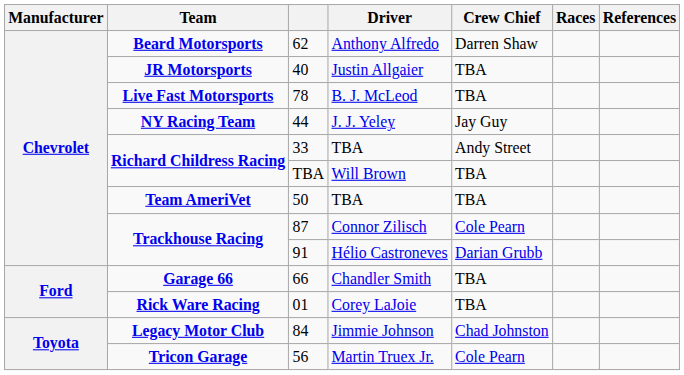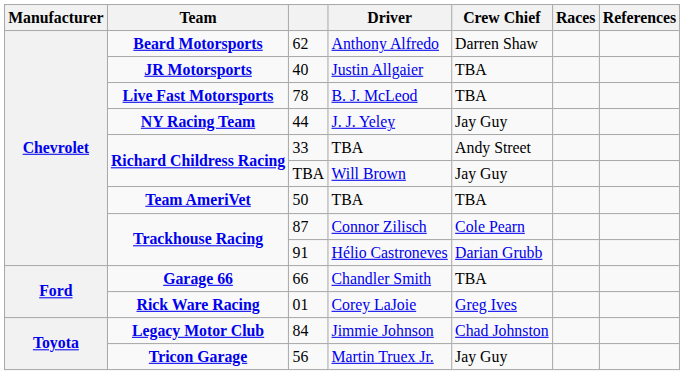(471, 174) TBA -> (481, 174) Jay Guy
(471, 304) TBA -> (486, 304) Greg Ives
(490, 356) Cole Pearn -> (481, 356) Jay Guy
